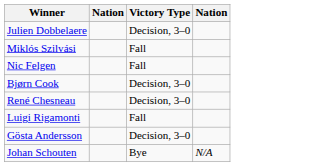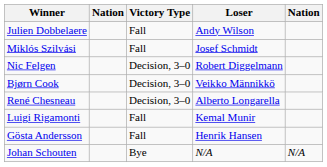+ column: (239, 13)
(160, 30) Decision, 3–0 -> (138, 30) Fall
(138, 65) Fall -> (160, 65) Decision, 3–0
(160, 135) Decision, 3–0 -> (138, 135) Fall
